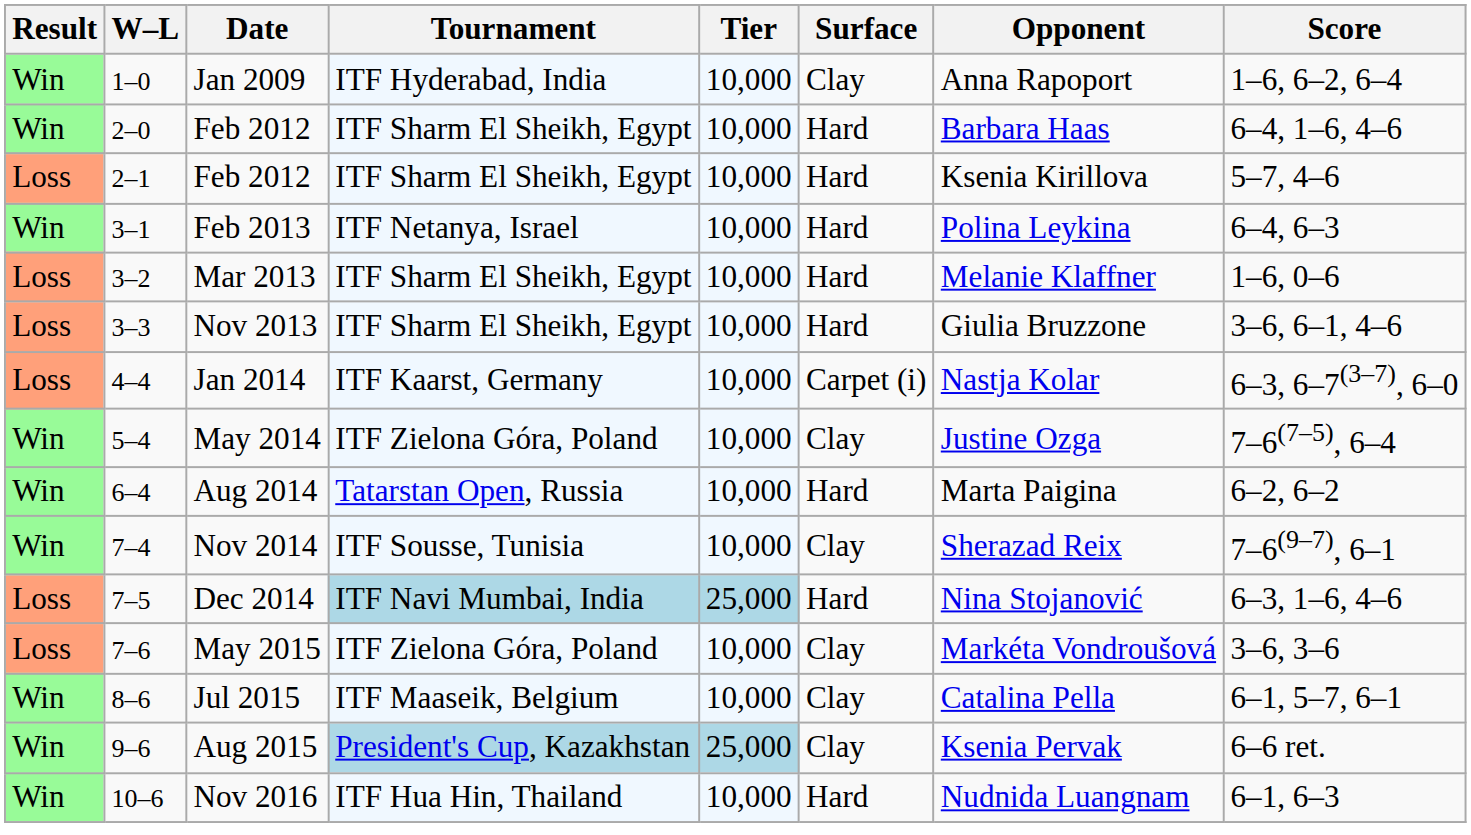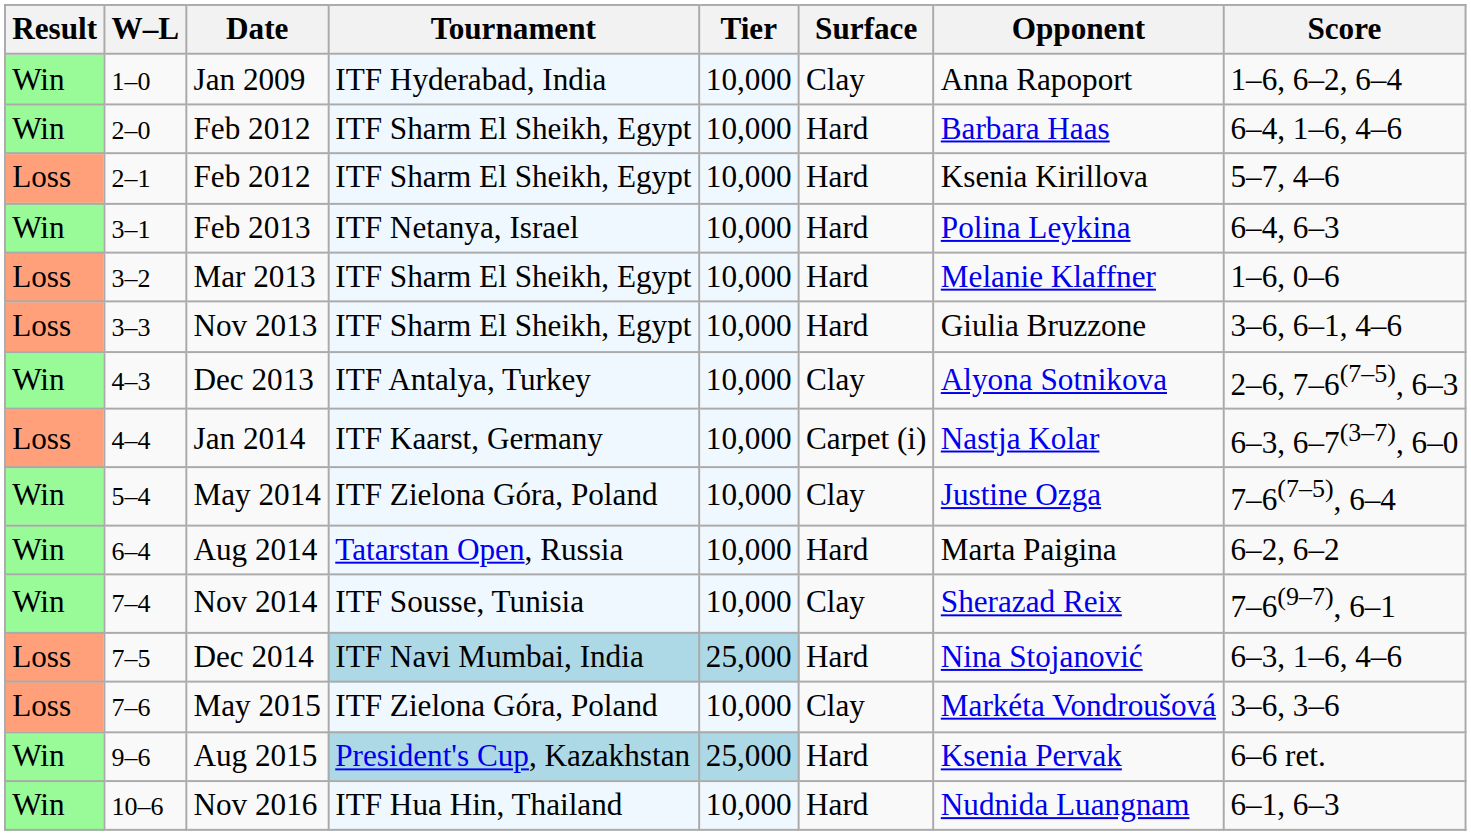+ row: (131, 381)
- row: (131, 699)
(835, 747) Clay -> (837, 755) Hard
